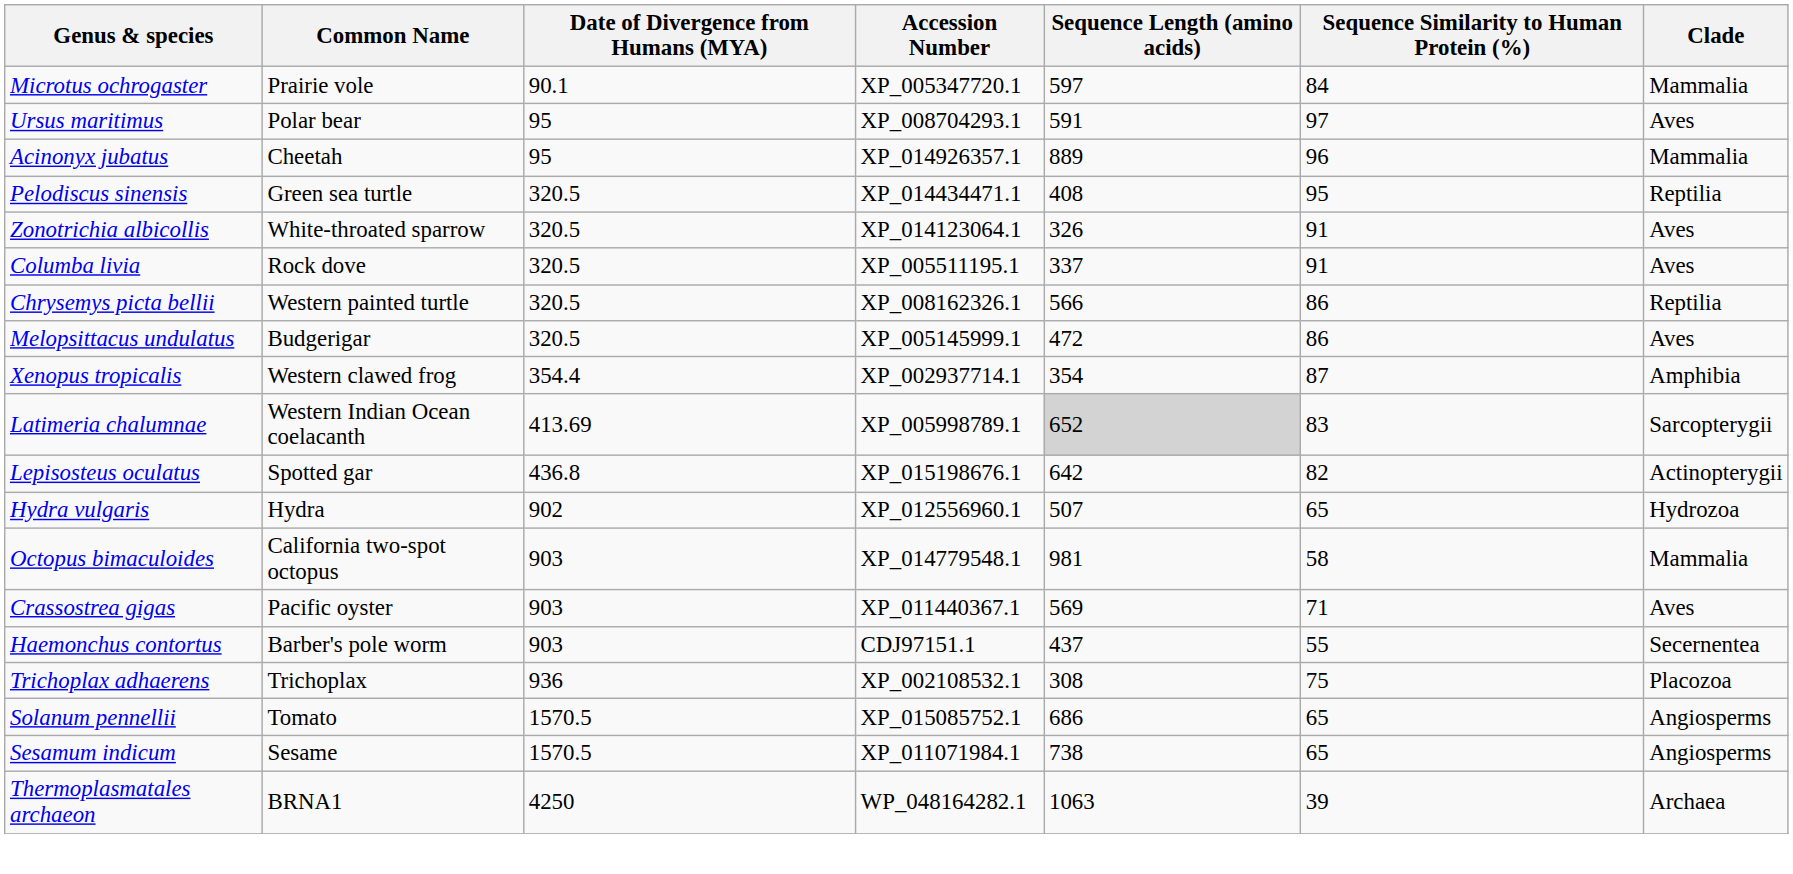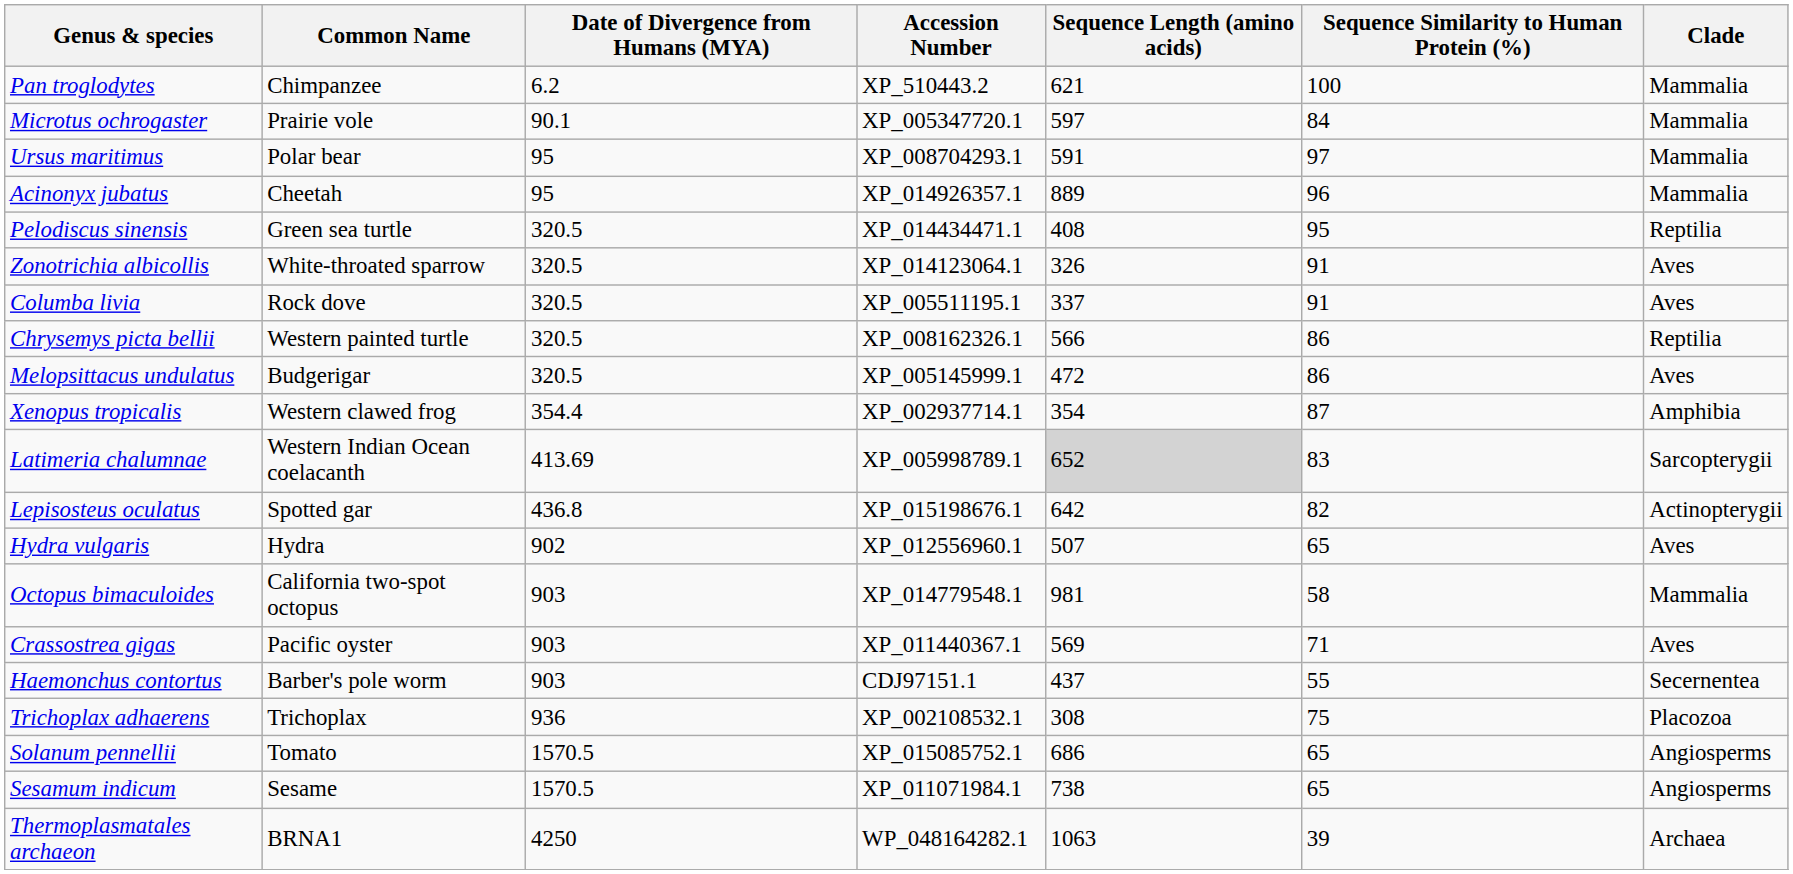+ row: (82, 84)
(1672, 120) Aves -> (1699, 157) Mammalia
(1694, 509) Hydrozoa -> (1672, 545) Aves
